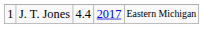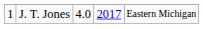(83, 14) 4.4 -> (83, 14) 4.0
